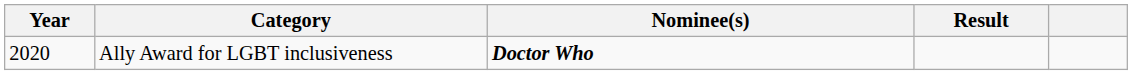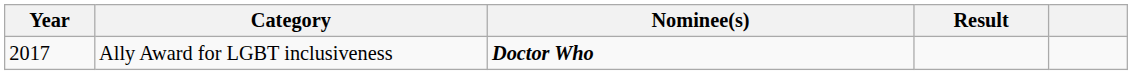(30, 52) 2020 -> (30, 52) 2017
